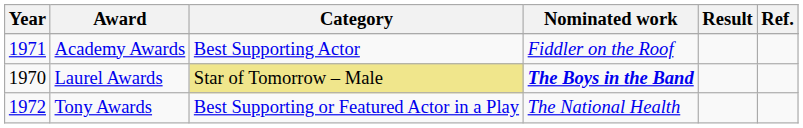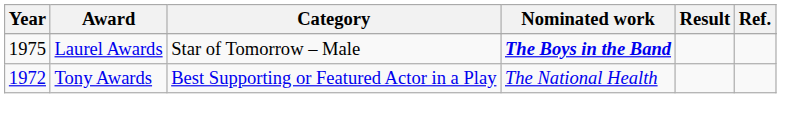- row: (120, 48)
(27, 78) 1970 -> (27, 48) 1975
(288, 78) khaki background -> (266, 48) no background
